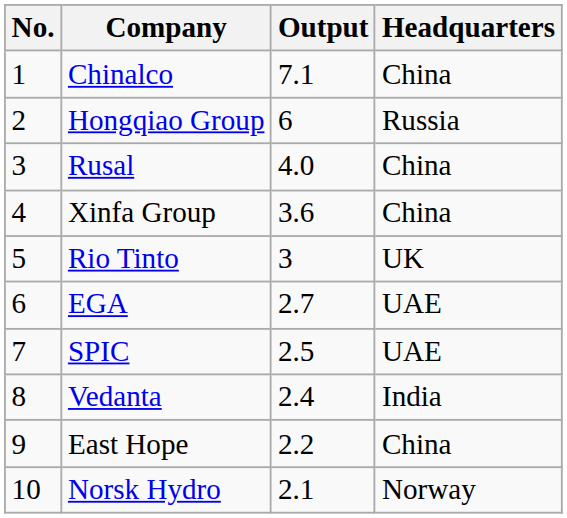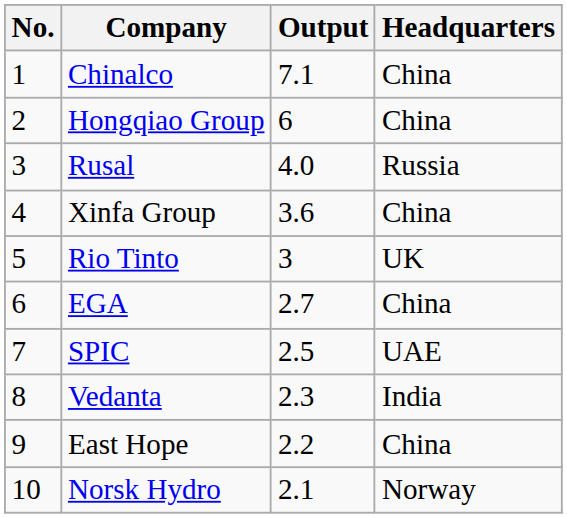(421, 119) Russia -> (417, 119) China
(417, 166) China -> (421, 166) Russia
(412, 304) UAE -> (417, 304) China
(296, 397) 2.4 -> (296, 397) 2.3
